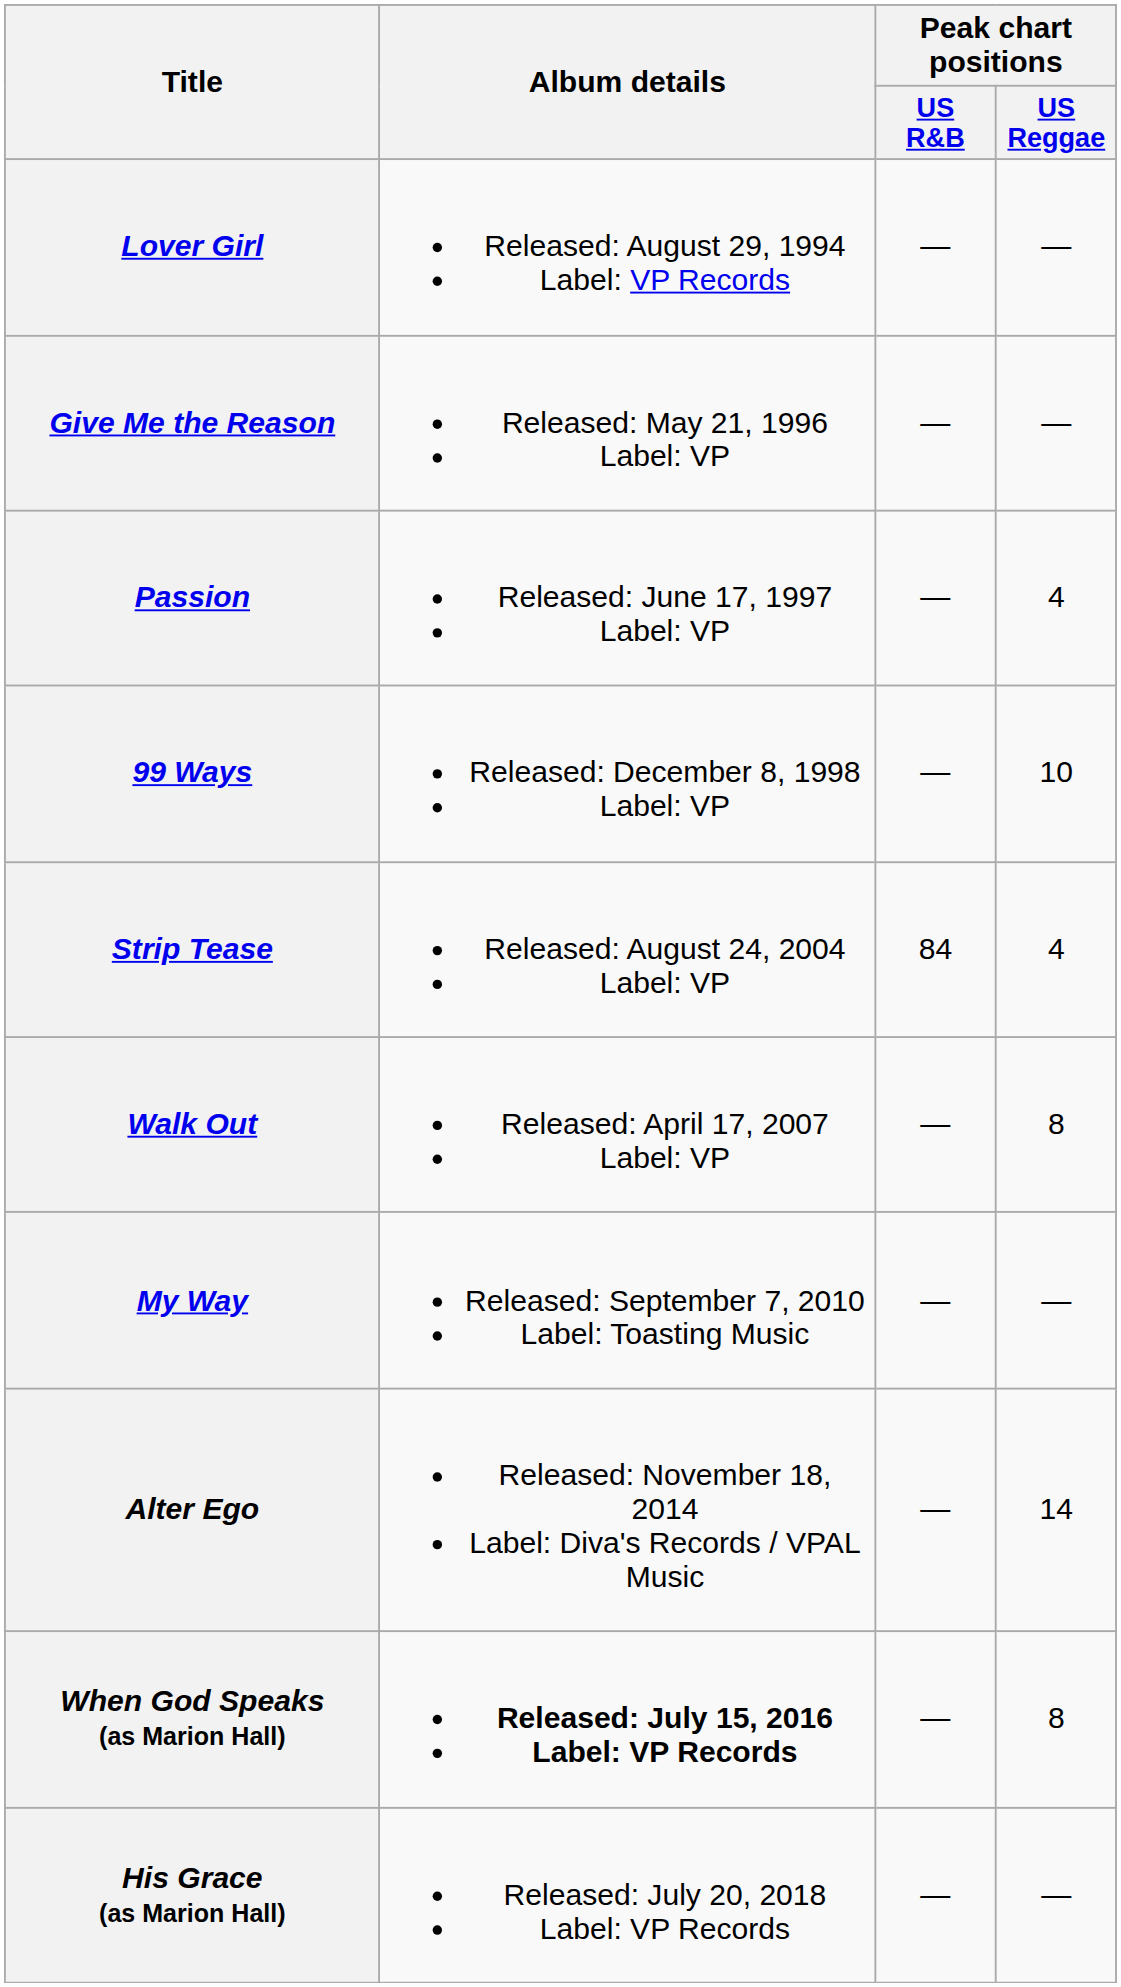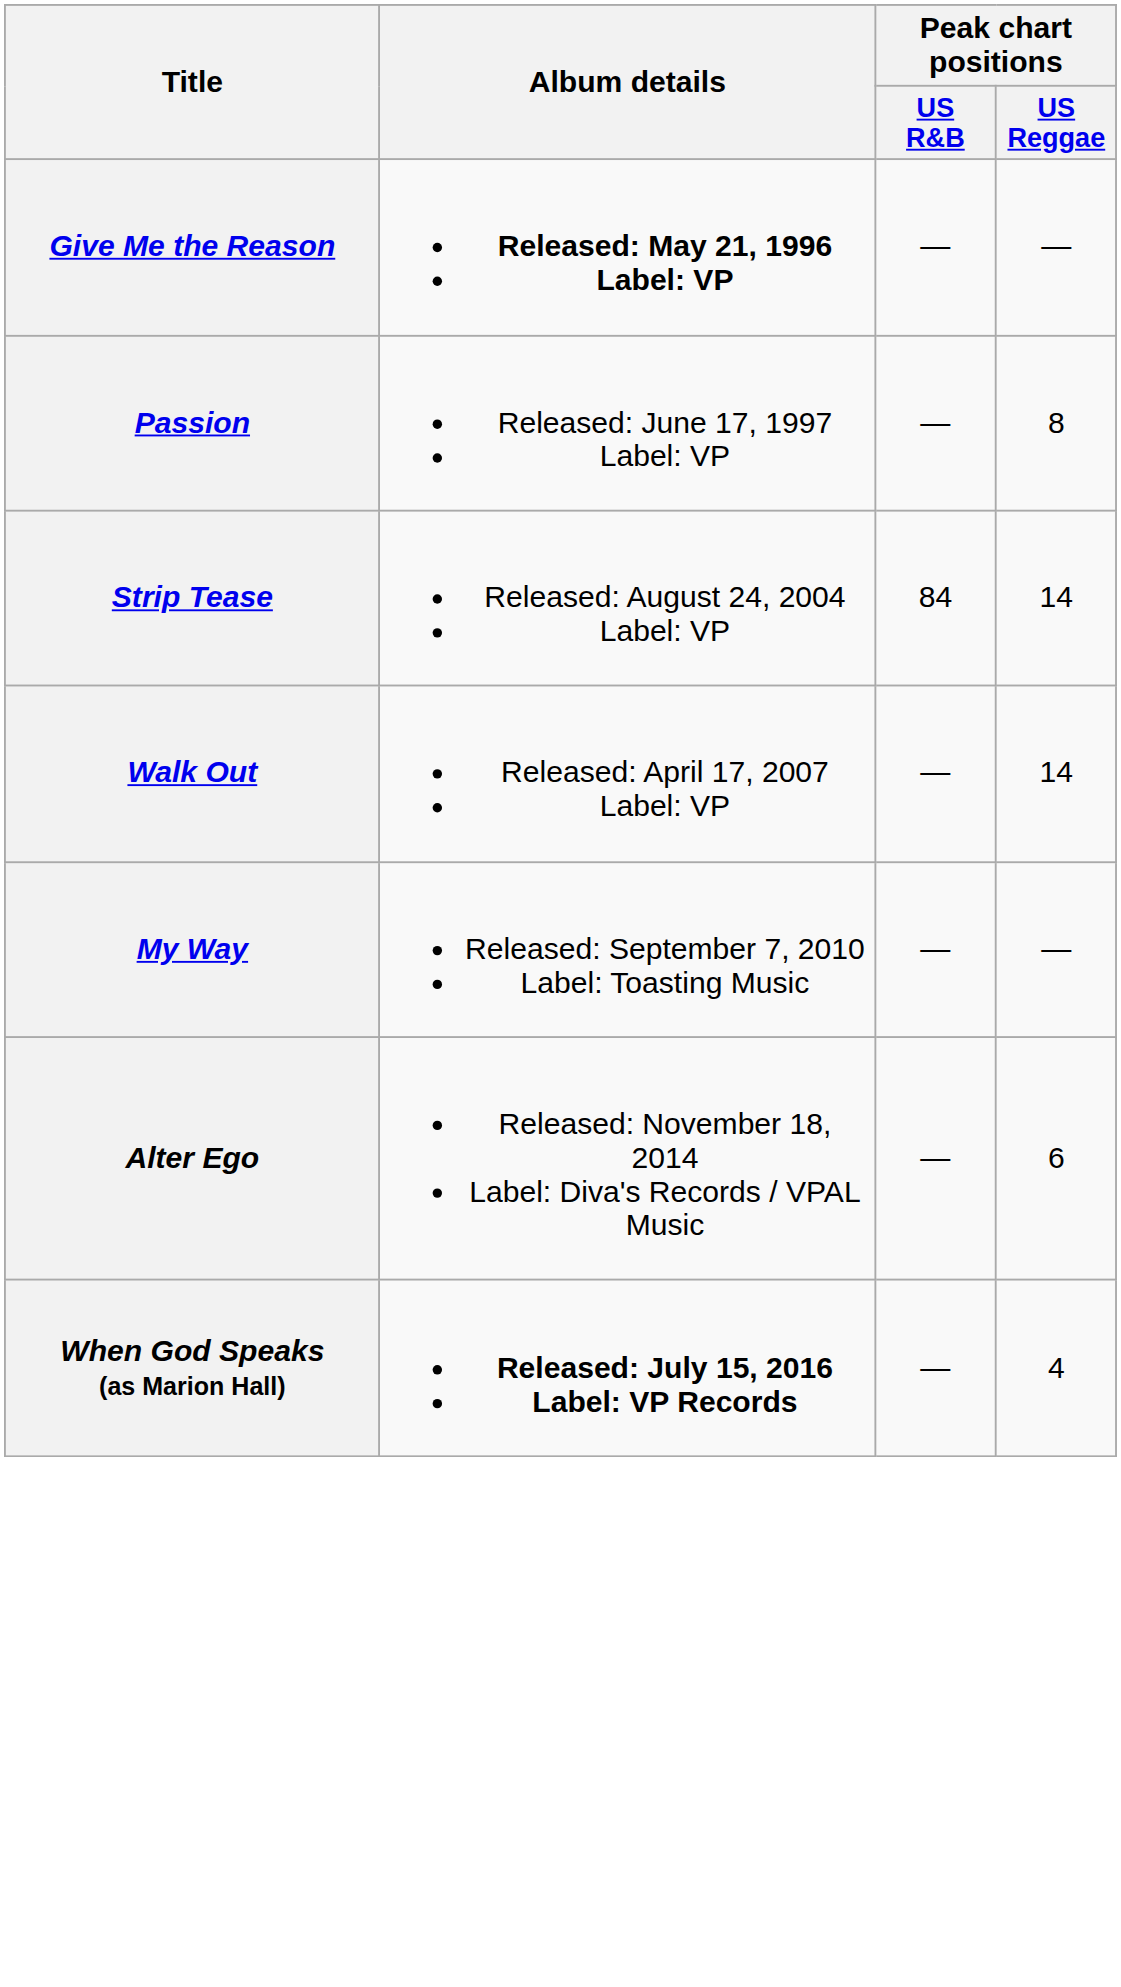- row: (192, 246)
(627, 440) normal -> (627, 264) bold
(1056, 597) 4 -> (1056, 422) 8
- row: (192, 773)
(1056, 948) 4 -> (1056, 597) 14
(1056, 1124) 8 -> (1056, 773) 14
(1056, 1509) 14 -> (1056, 1158) 6
(1056, 1718) 8 -> (1056, 1367) 4
- row: (192, 1894)
